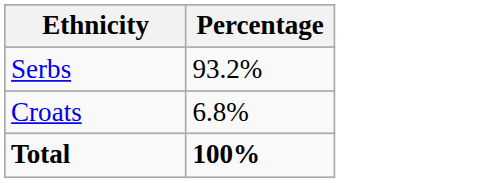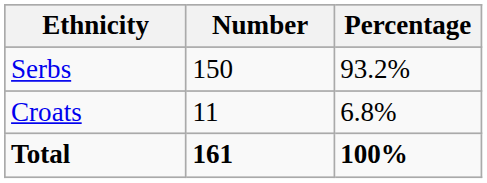+ column: (260, 25)
